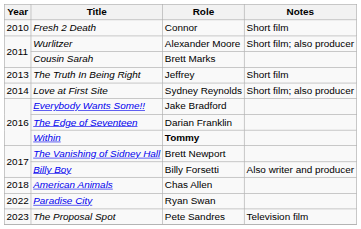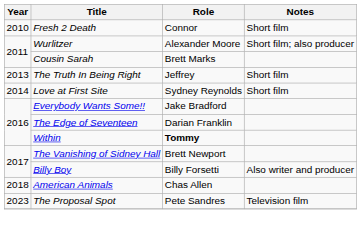(300, 91) Short film; also producer -> (268, 91) Short film
- row: (63, 201)
